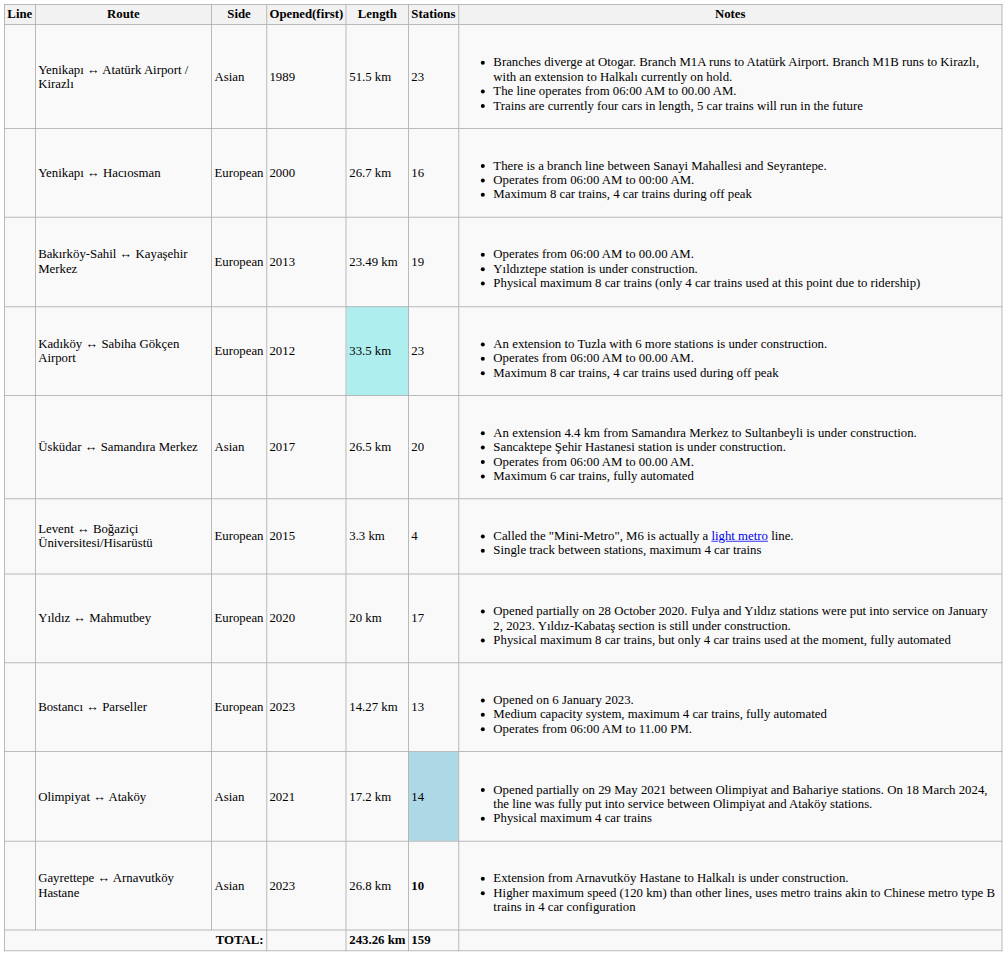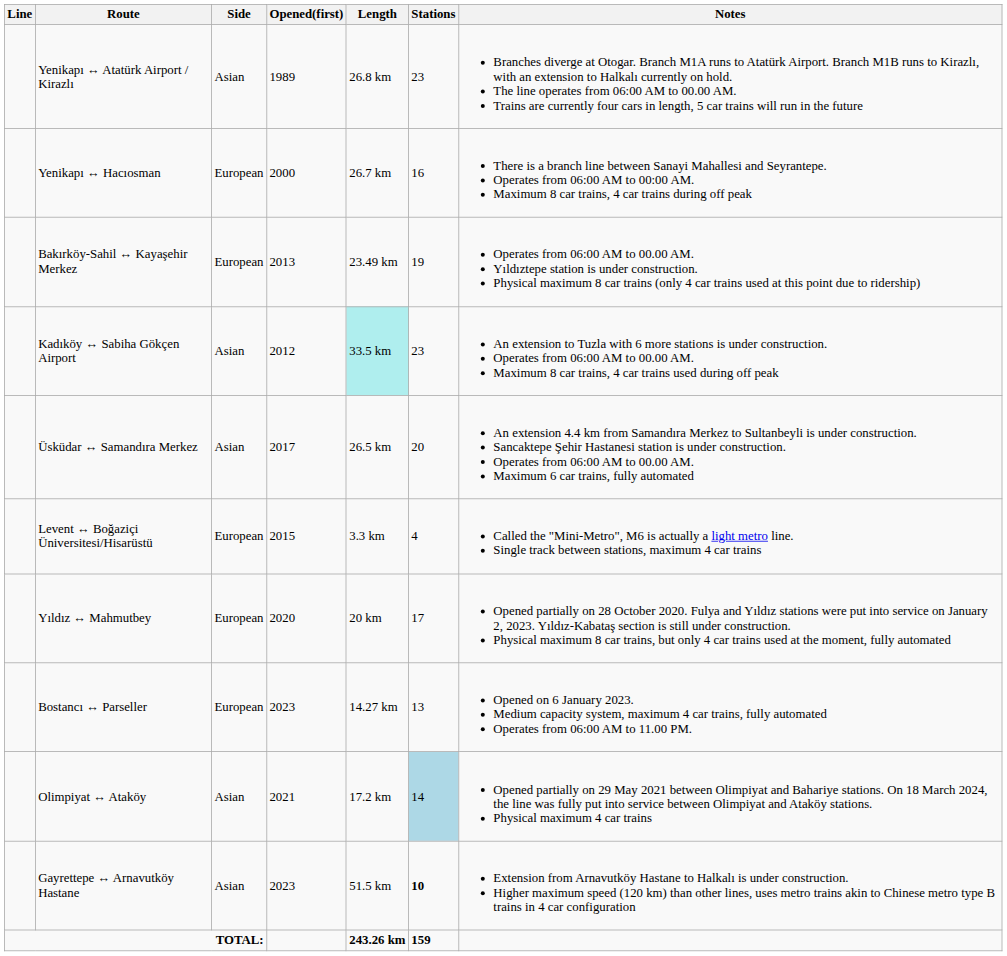(370, 76) 51.5 km -> (370, 76) 26.8 km
(239, 351) European -> (229, 351) Asian
(370, 885) 26.8 km -> (370, 885) 51.5 km
